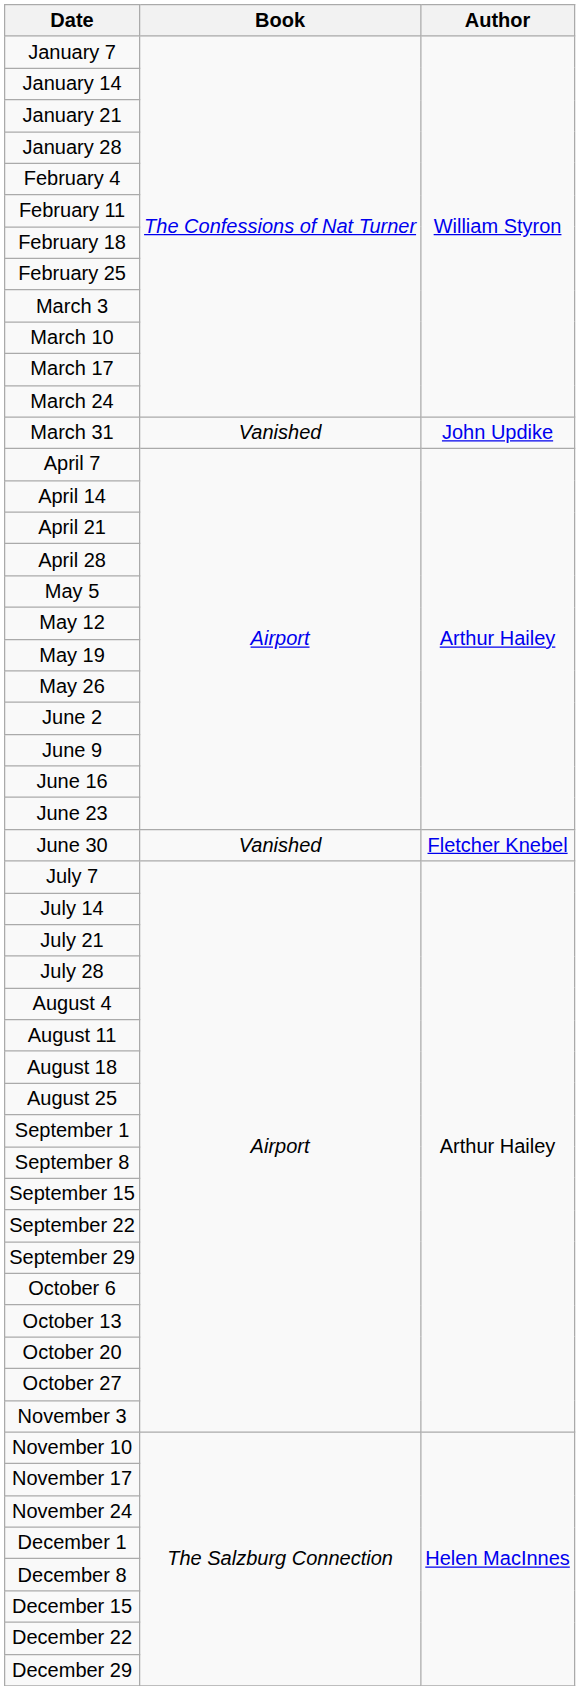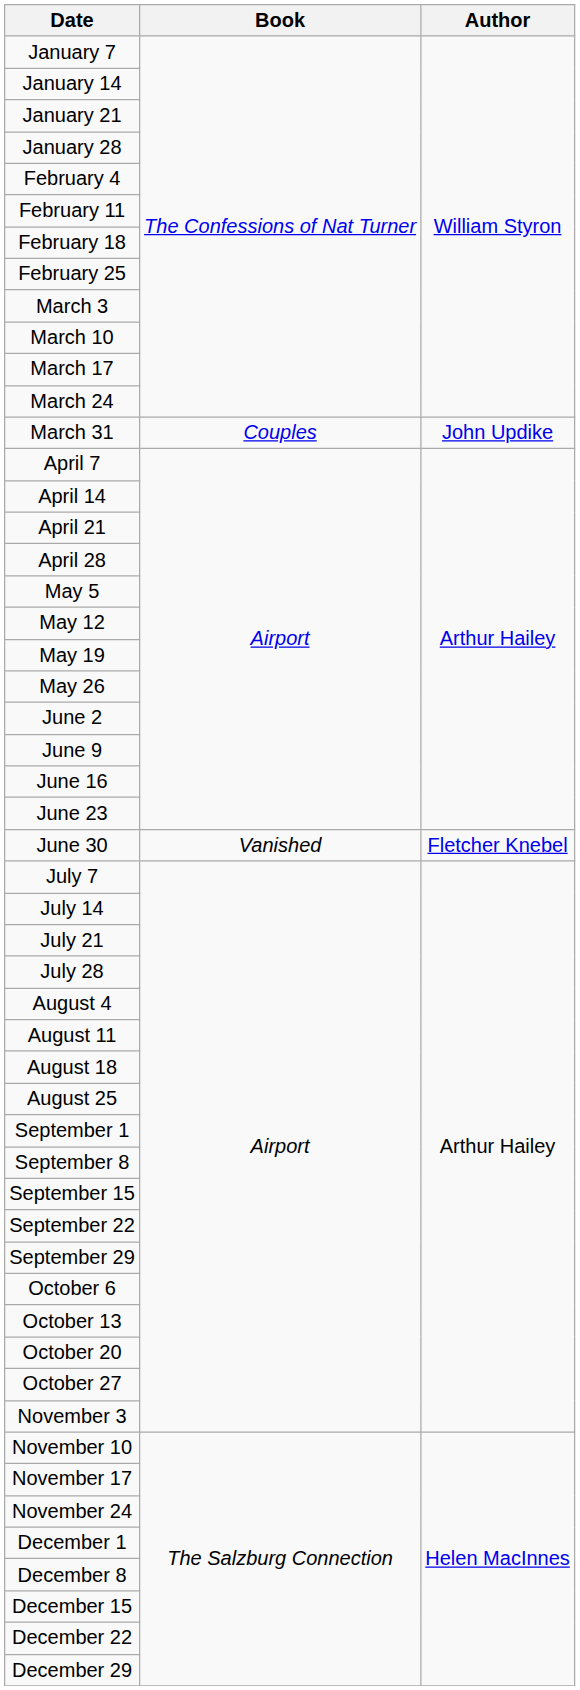(280, 432) Vanished -> (280, 432) Couples
